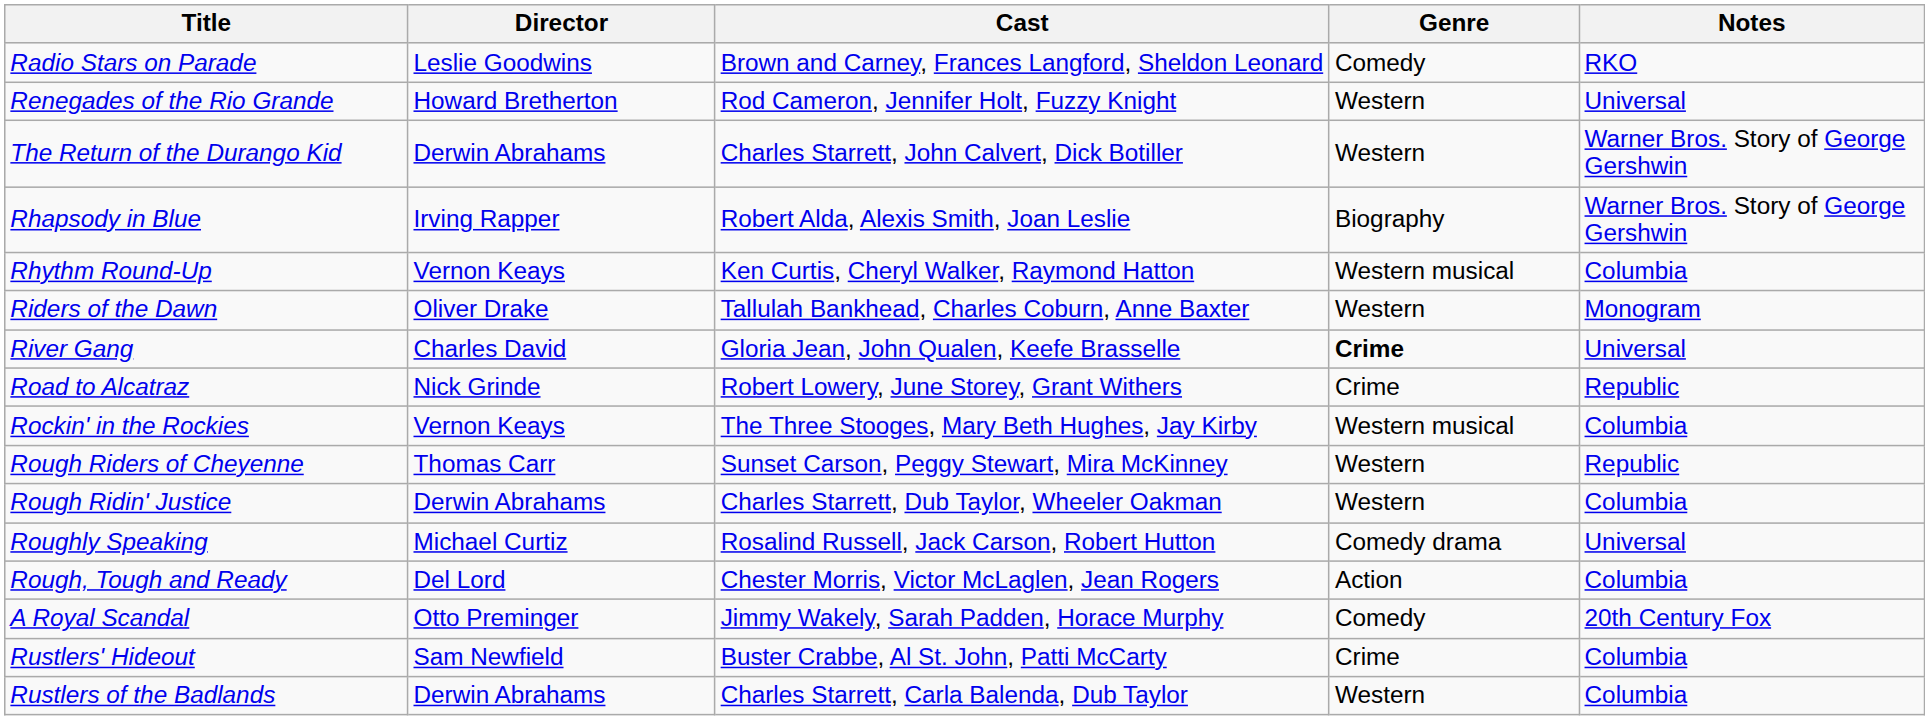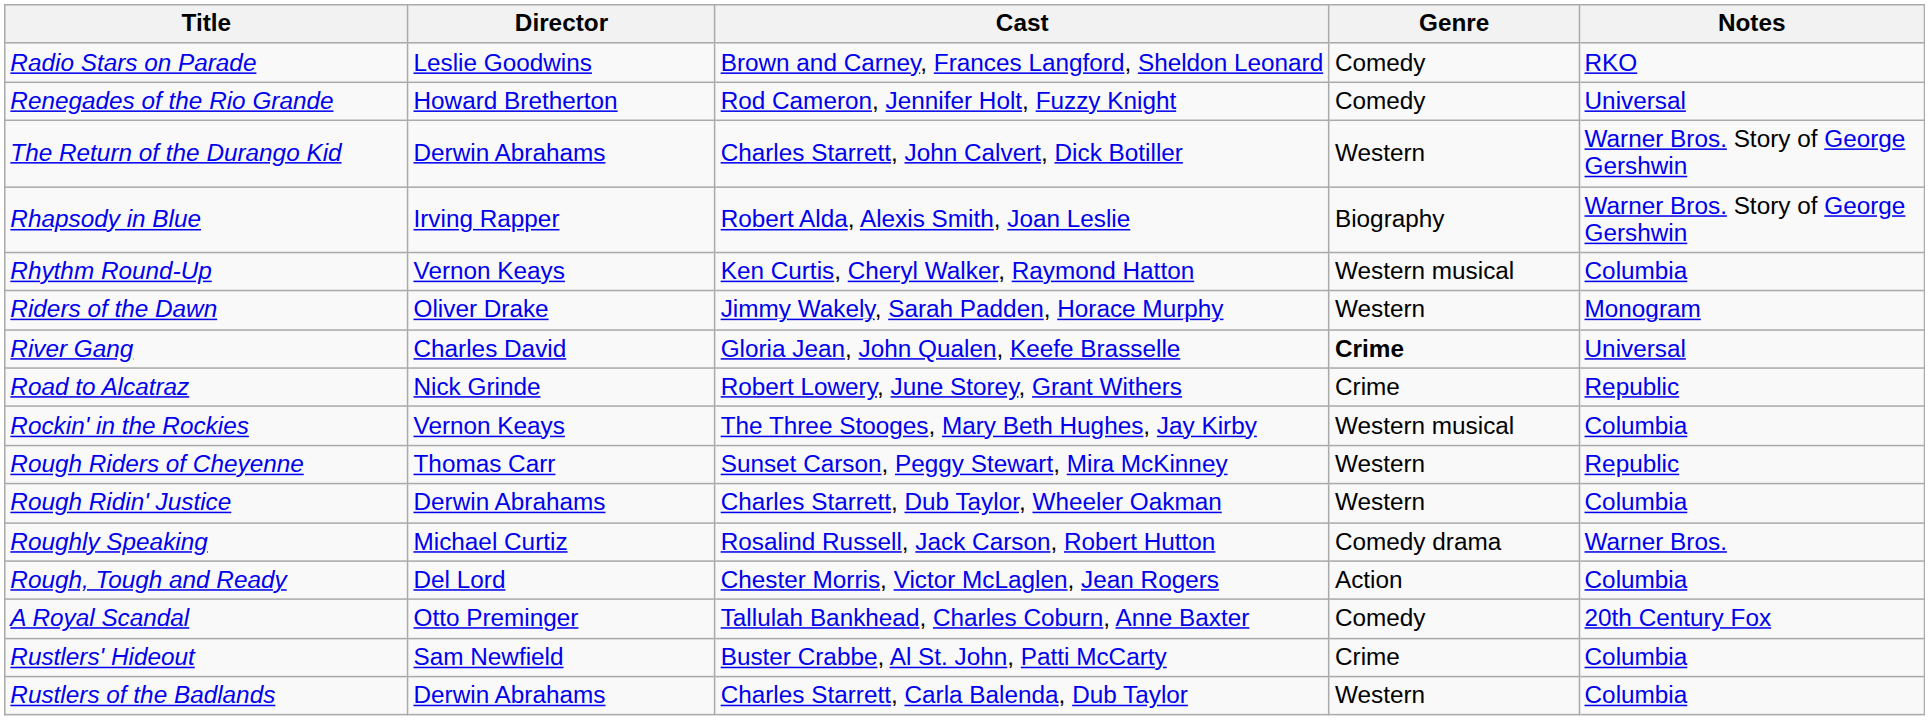(1380, 100) Western -> (1380, 100) Comedy
(985, 309) Tallulah Bankhead, Charles Coburn, Anne Baxter -> (972, 309) Jimmy Wakely, Sarah Padden, Horace Murphy
(1635, 541) Universal -> (1656, 541) Warner Bros.
(972, 618) Jimmy Wakely, Sarah Padden, Horace Murphy -> (985, 618) Tallulah Bankhead, Charles Coburn, Anne Baxter
